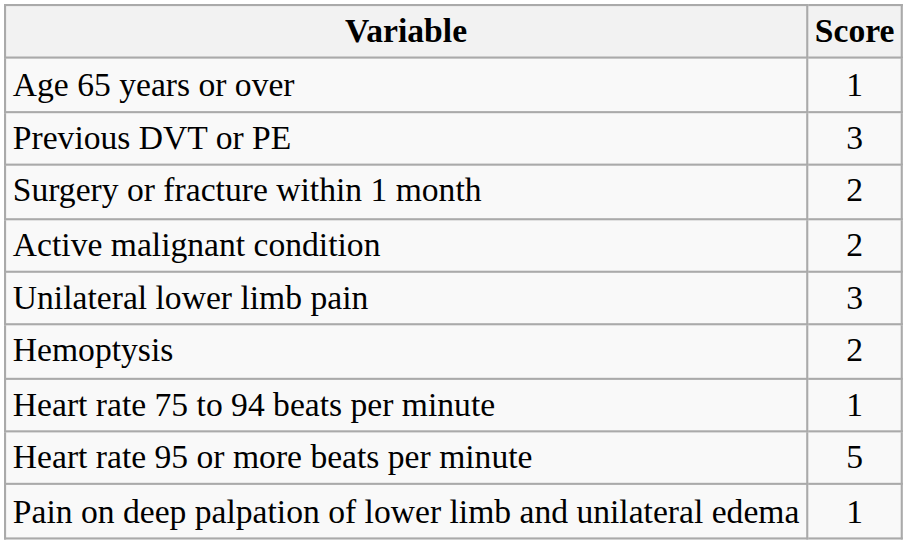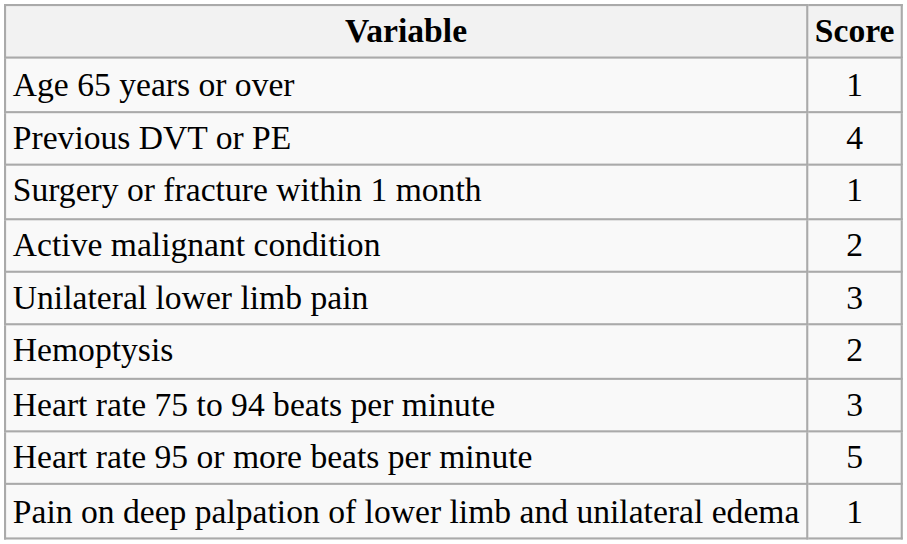(855, 137) 3 -> (855, 137) 4
(855, 191) 2 -> (855, 191) 1
(855, 404) 1 -> (855, 404) 3
